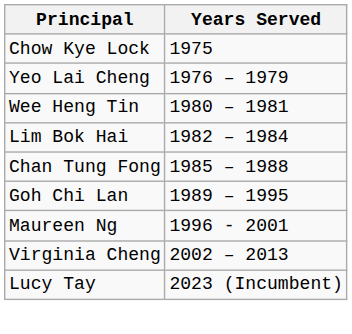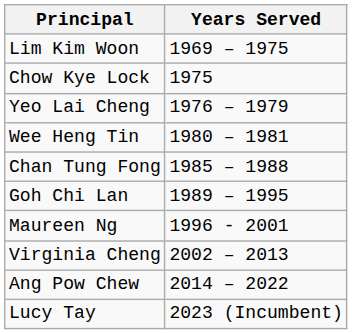+ row: (74, 49)
- row: (69, 137)
+ row: (74, 284)
